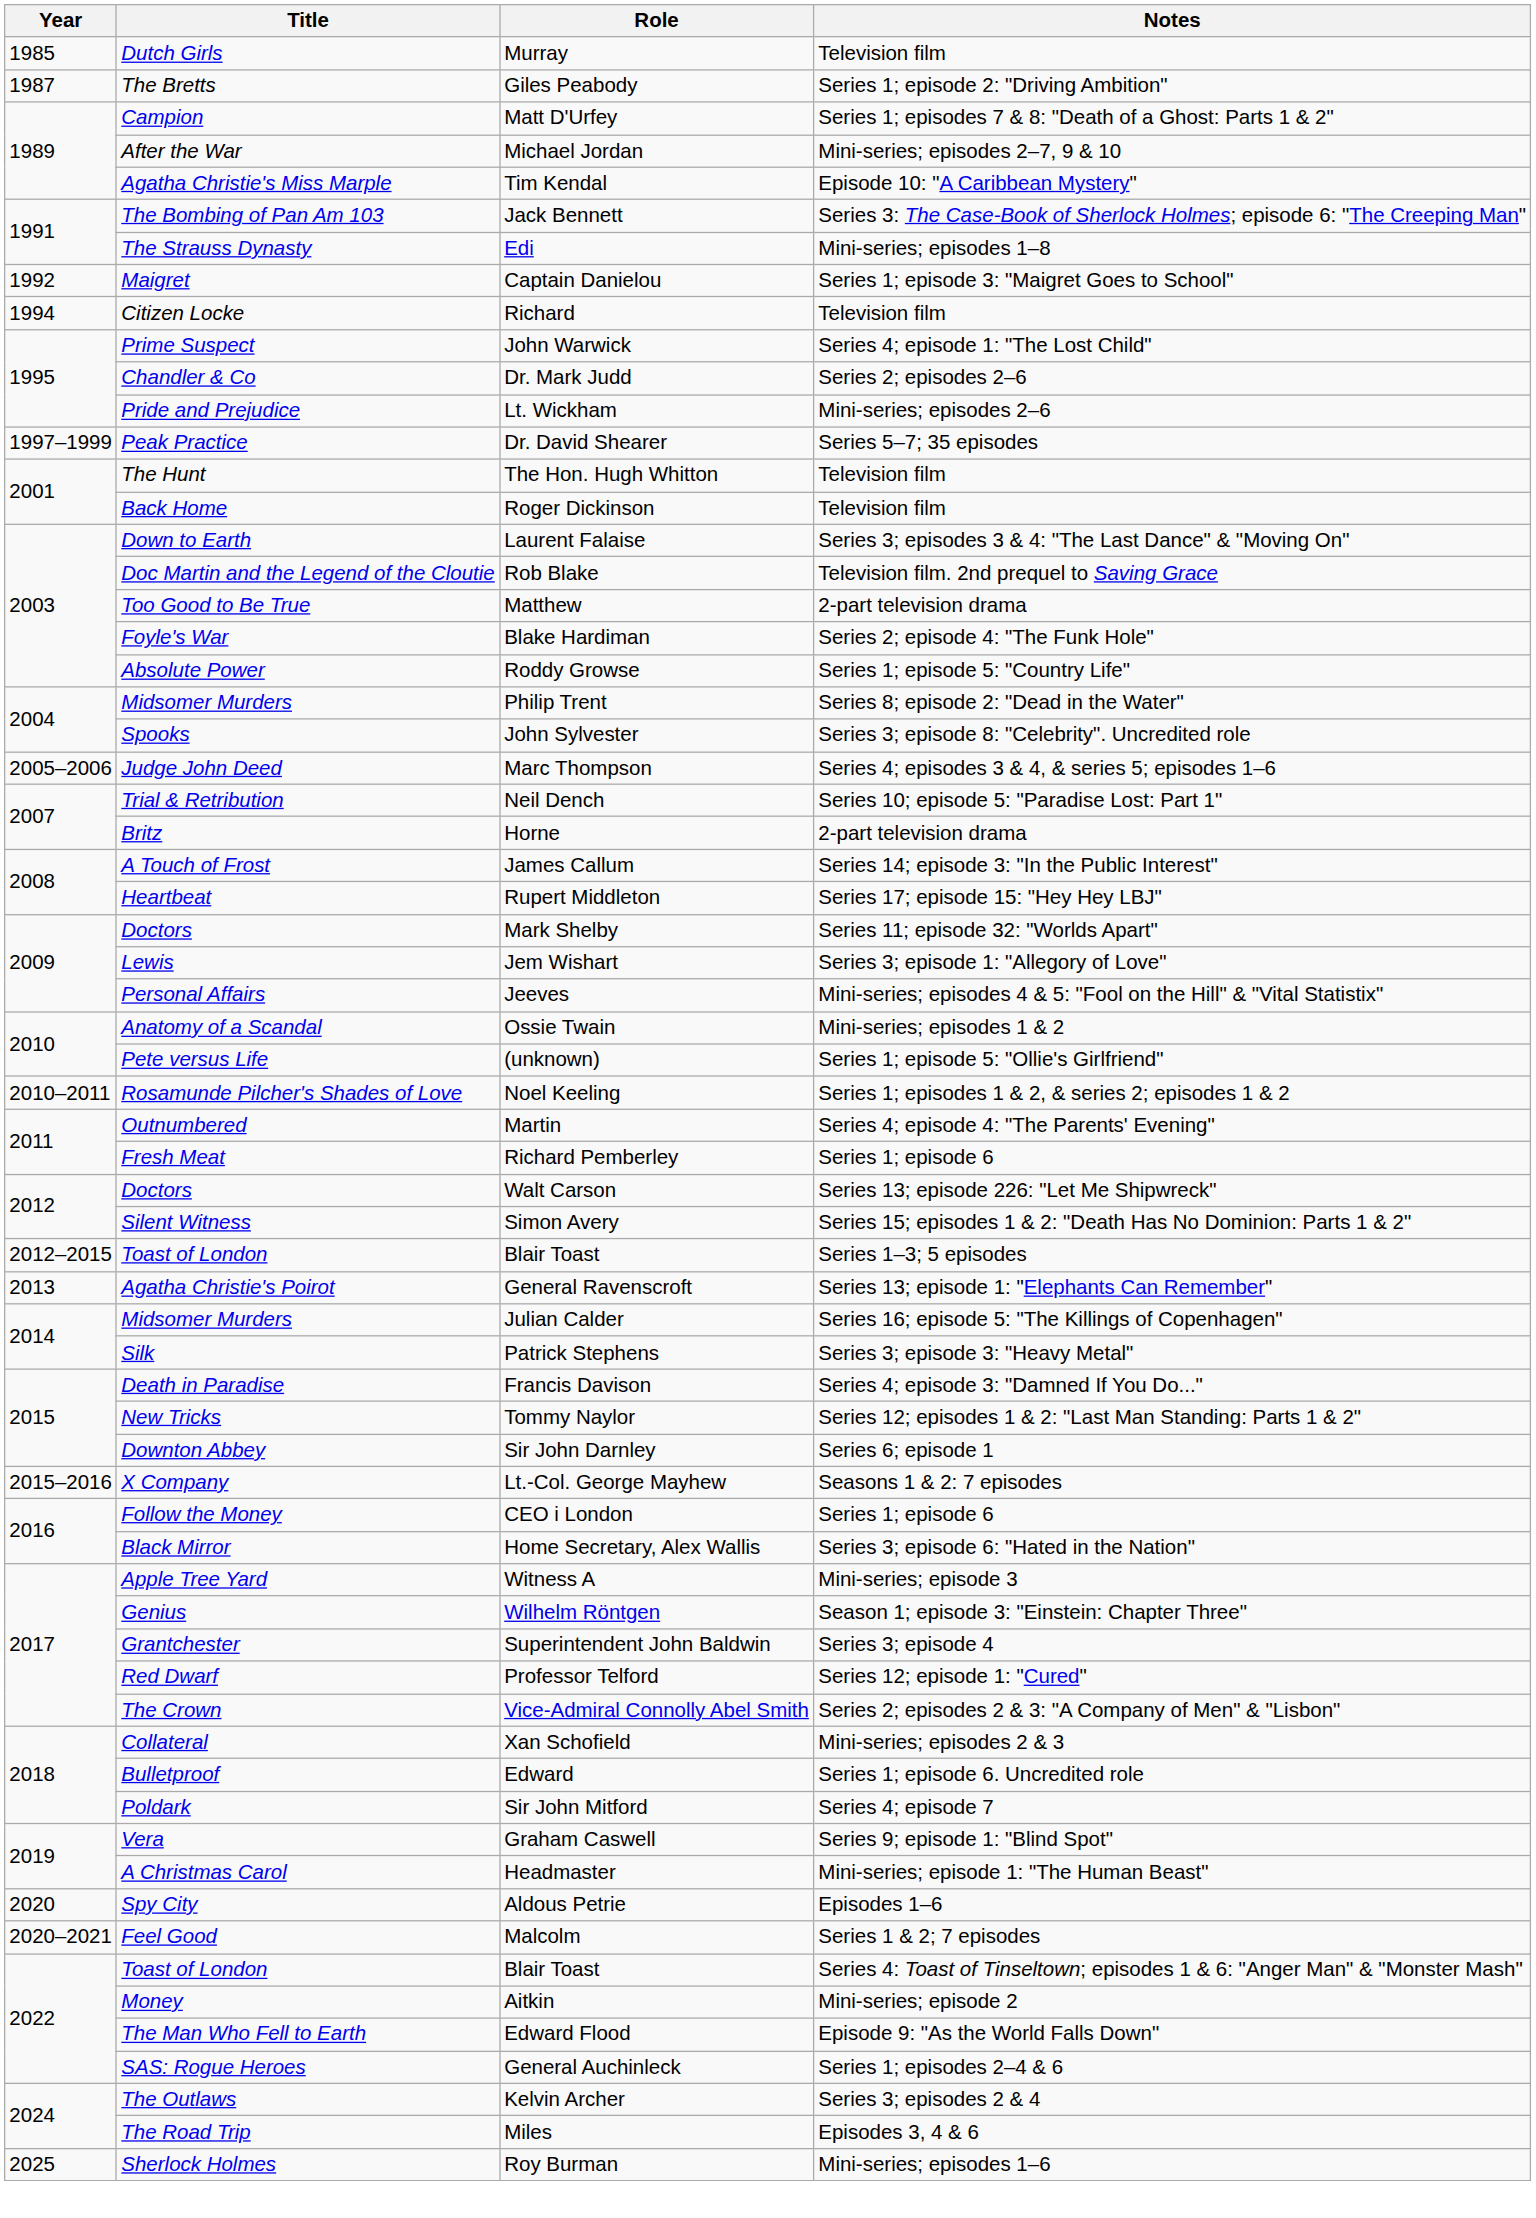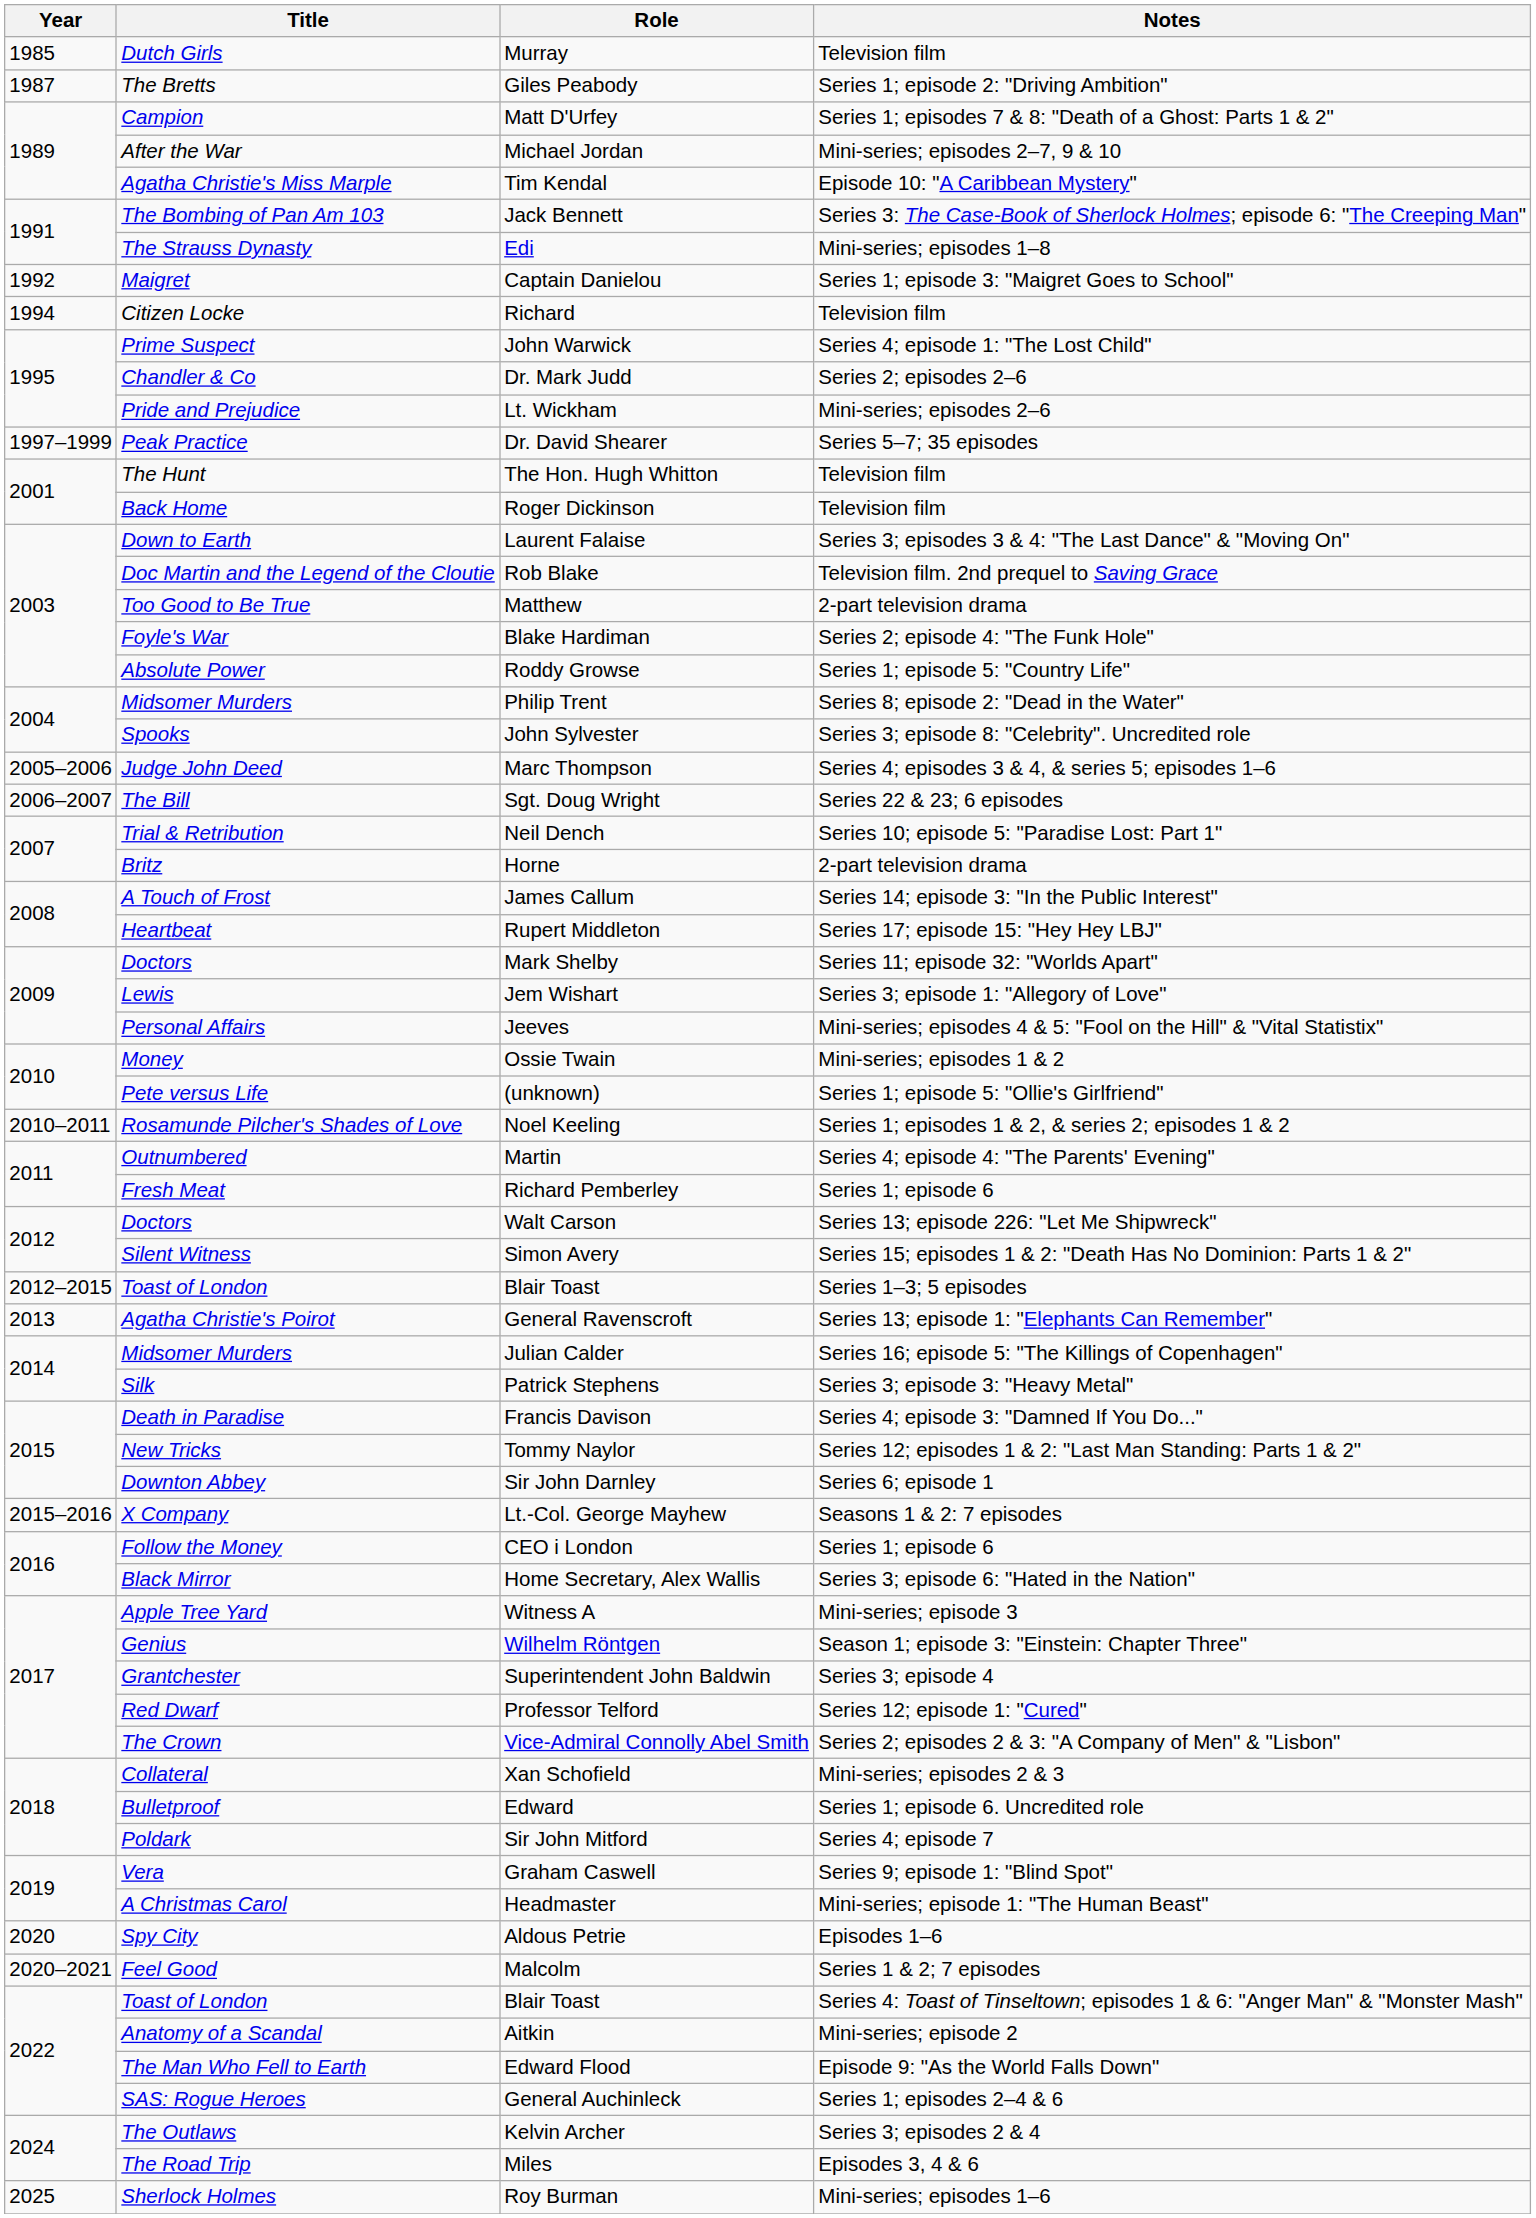+ row: (582, 800)
(222, 1027) Anatomy of a Scandal -> (152, 1060) Money
(152, 2002) Money -> (222, 2034) Anatomy of a Scandal
